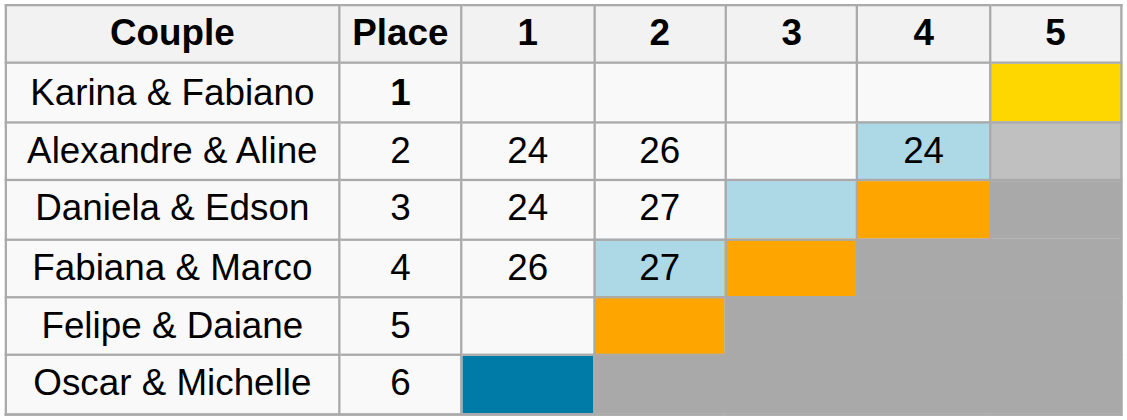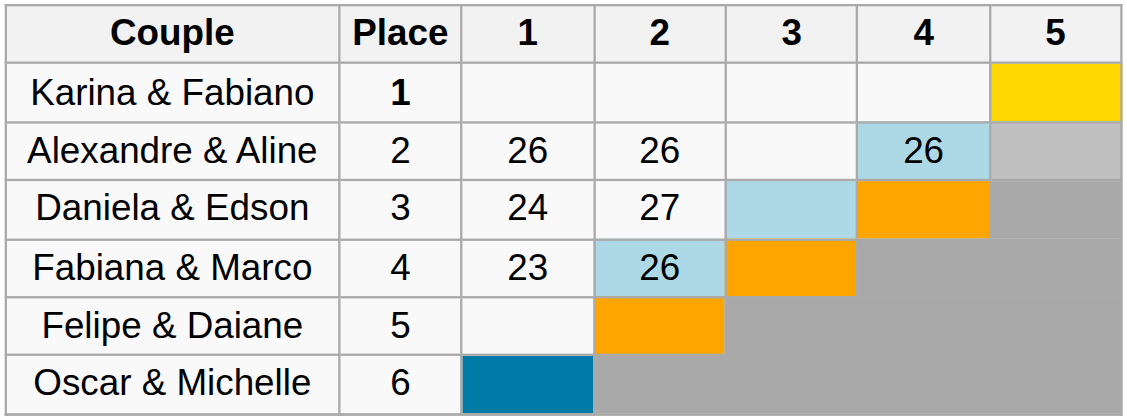(528, 150) 24 -> (528, 150) 26
(924, 150) 24 -> (924, 150) 26
(528, 267) 26 -> (528, 267) 23
(660, 267) 27 -> (660, 267) 26
